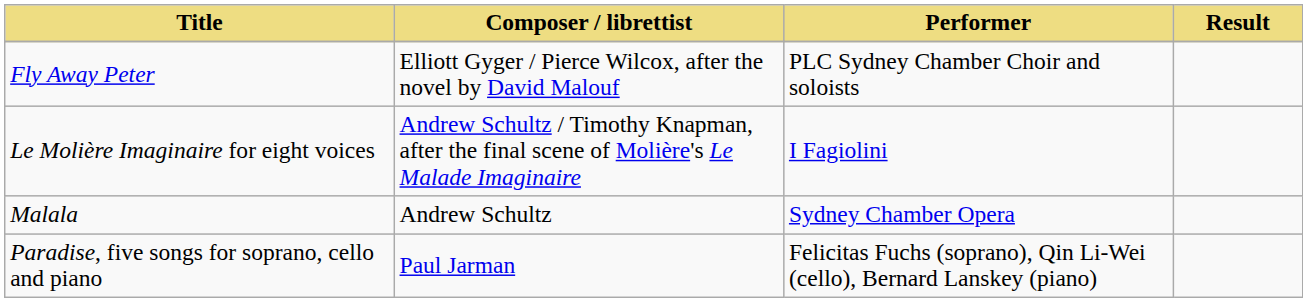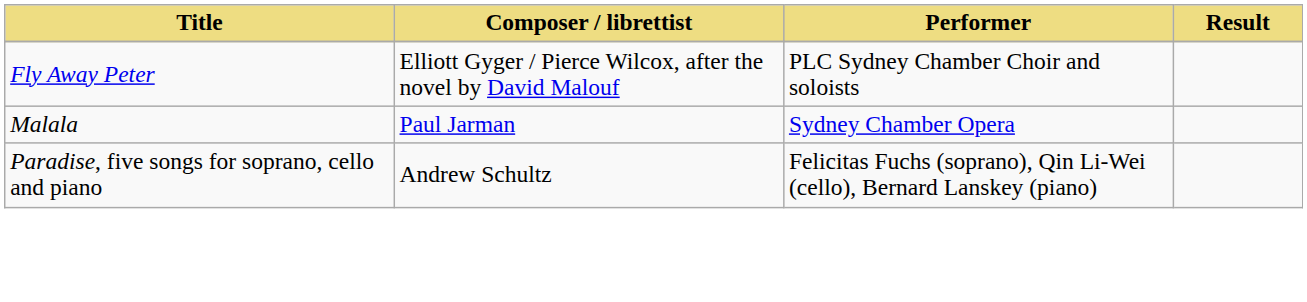- row: (193, 150)
(476, 214) Andrew Schultz -> (457, 124) Paul Jarman
(457, 264) Paul Jarman -> (476, 174) Andrew Schultz
